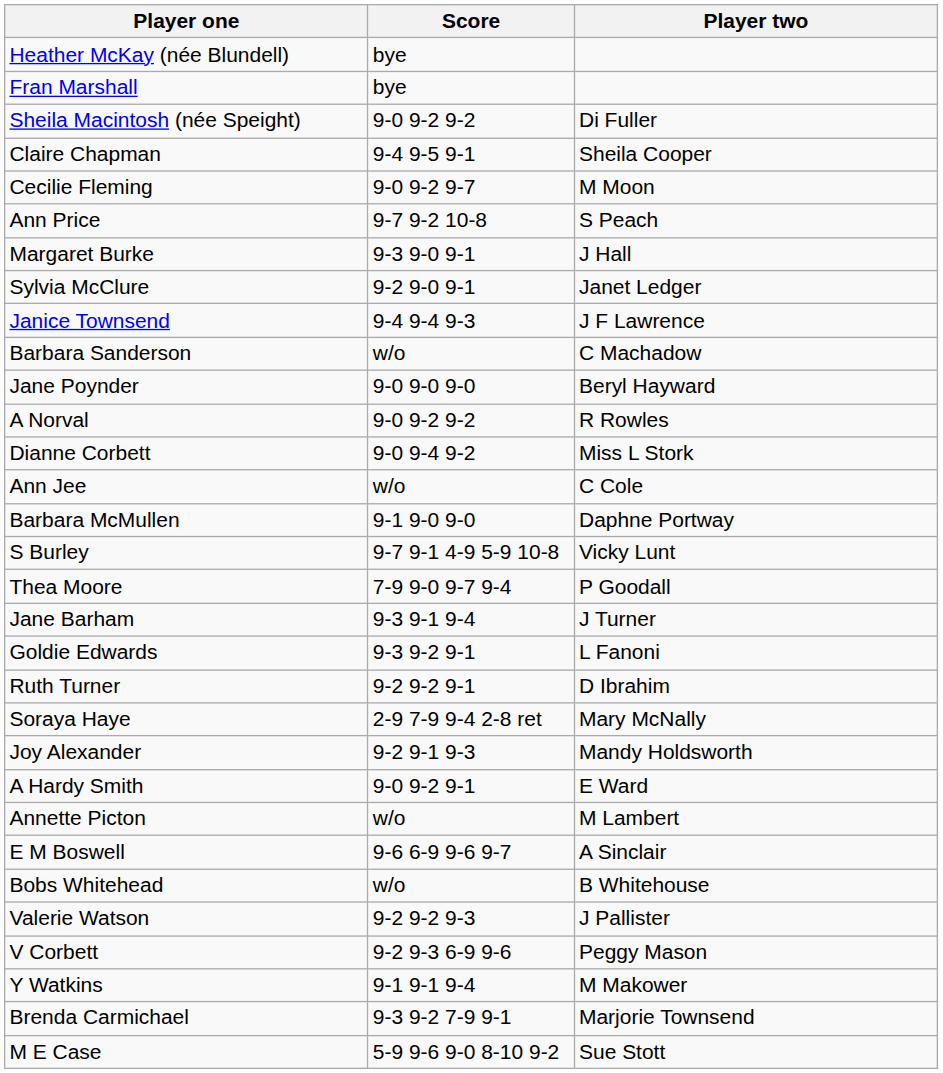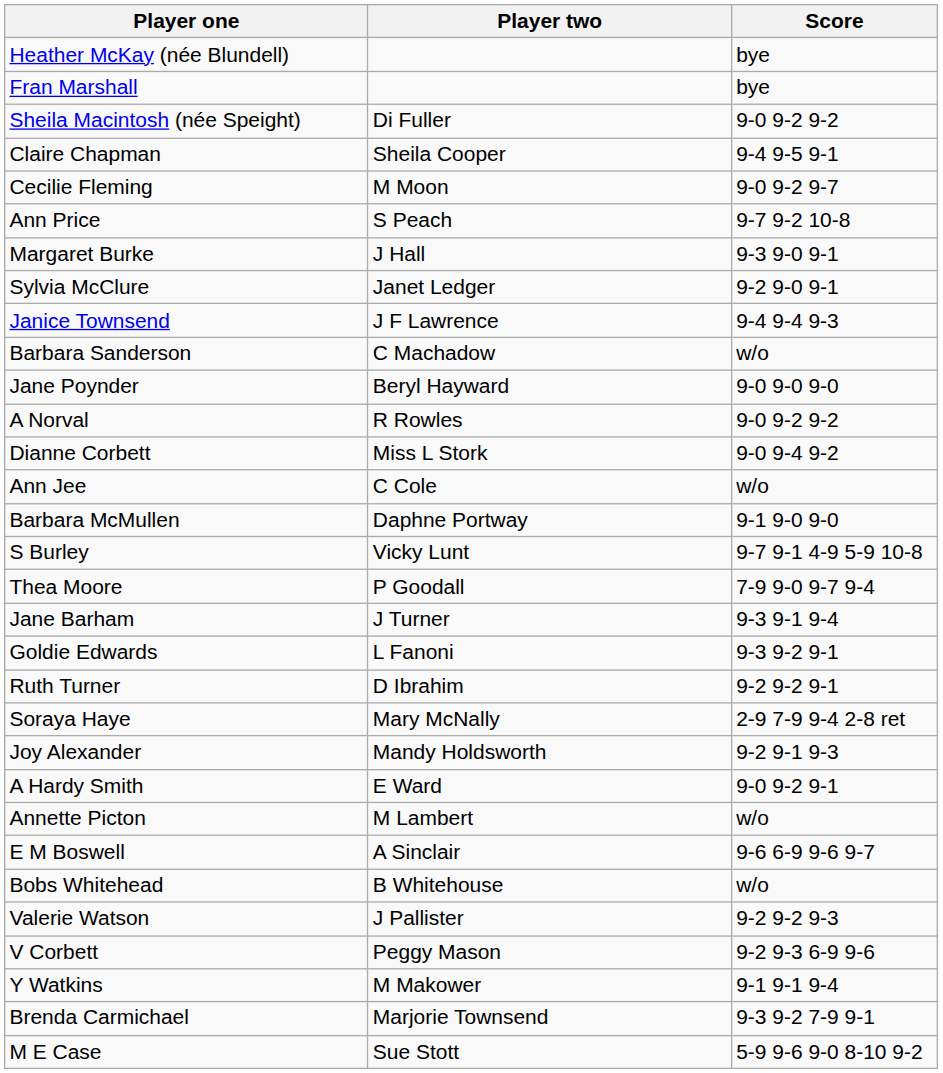columns swapped: (756, 21) <-> (471, 21)
